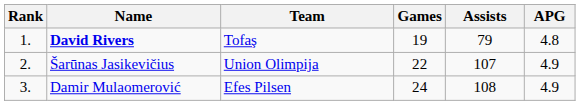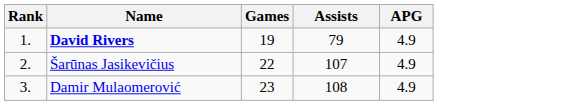- column: (307, 16)
(550, 40) 4.8 -> (406, 40) 4.9
(420, 87) 24 -> (267, 87) 23
